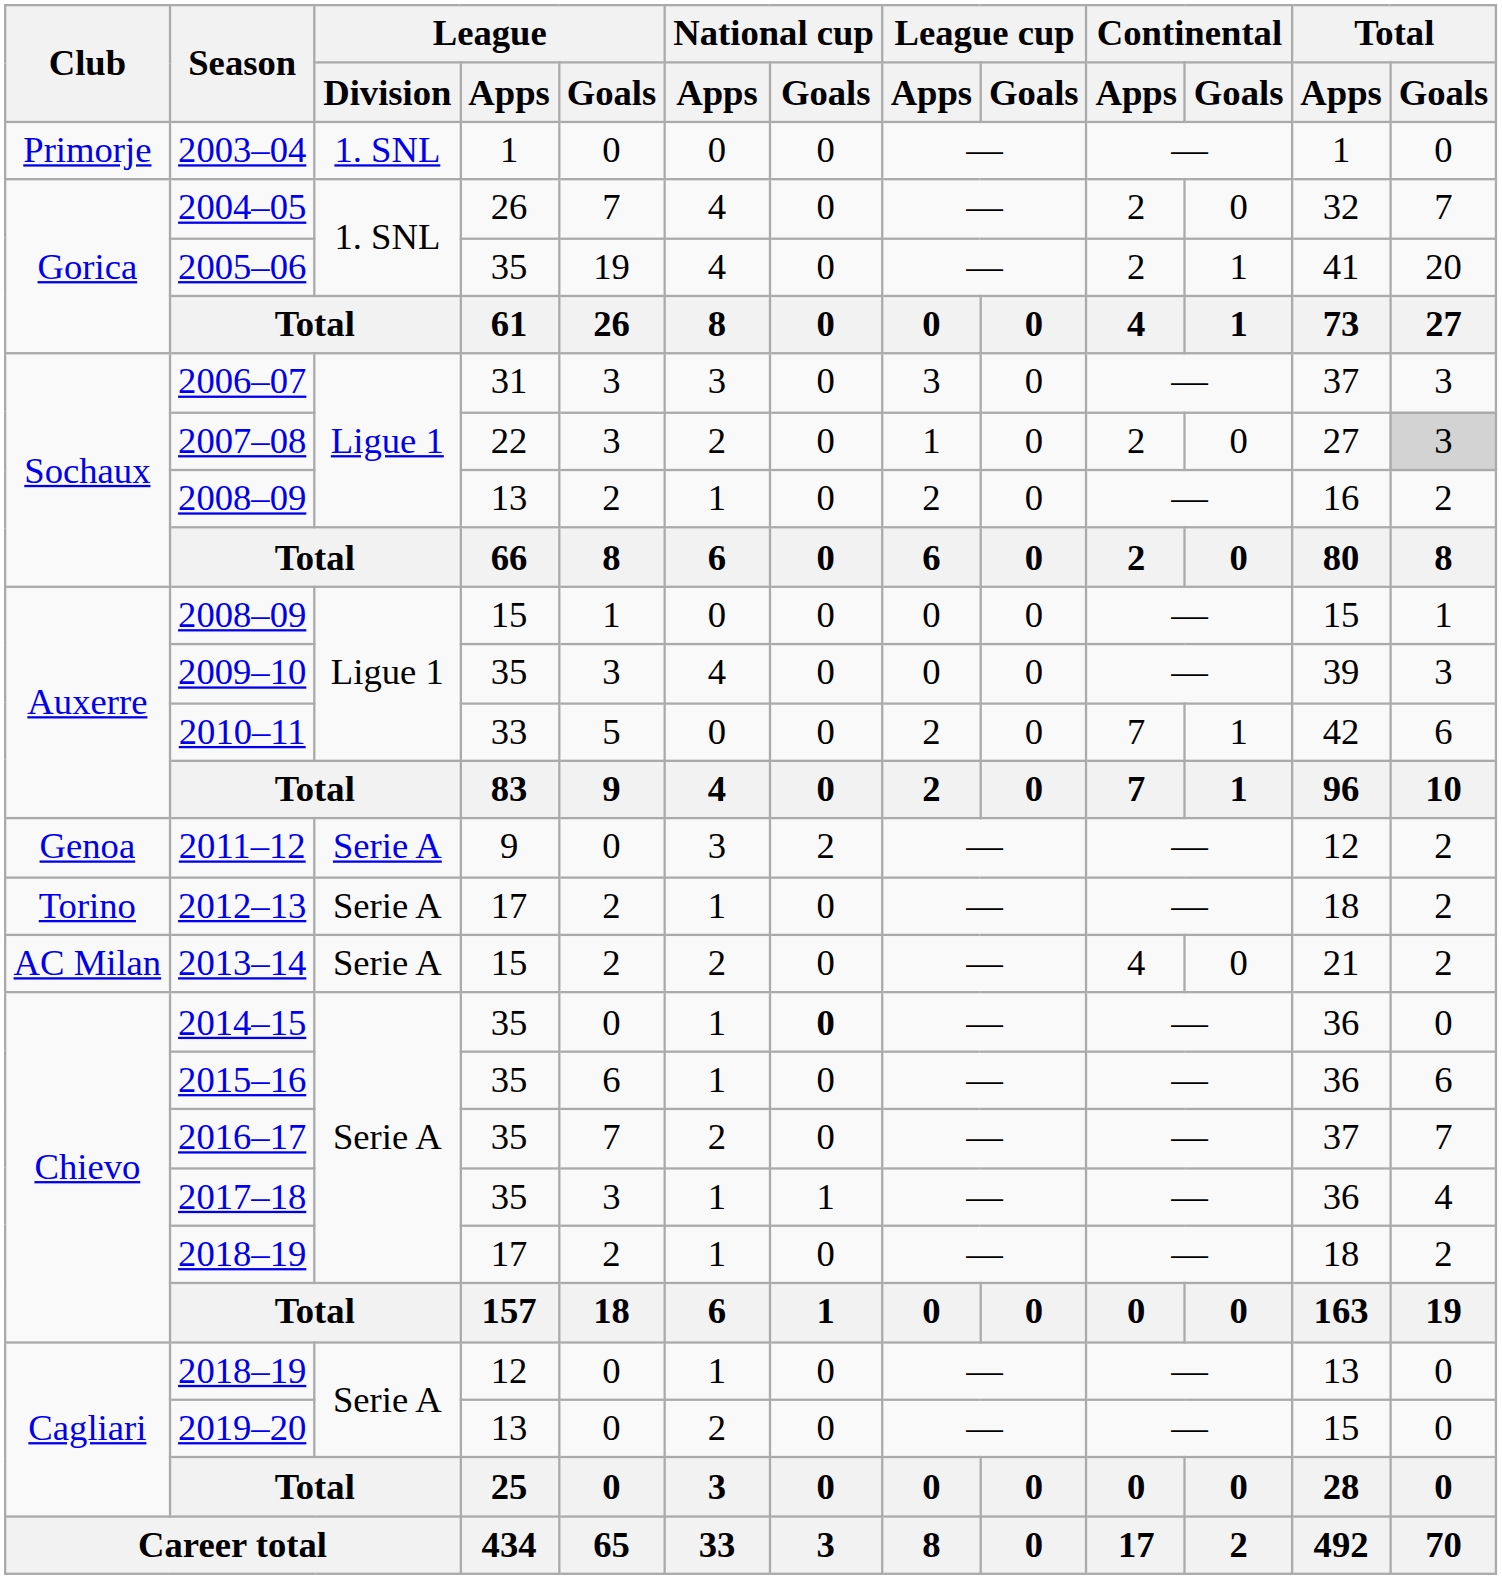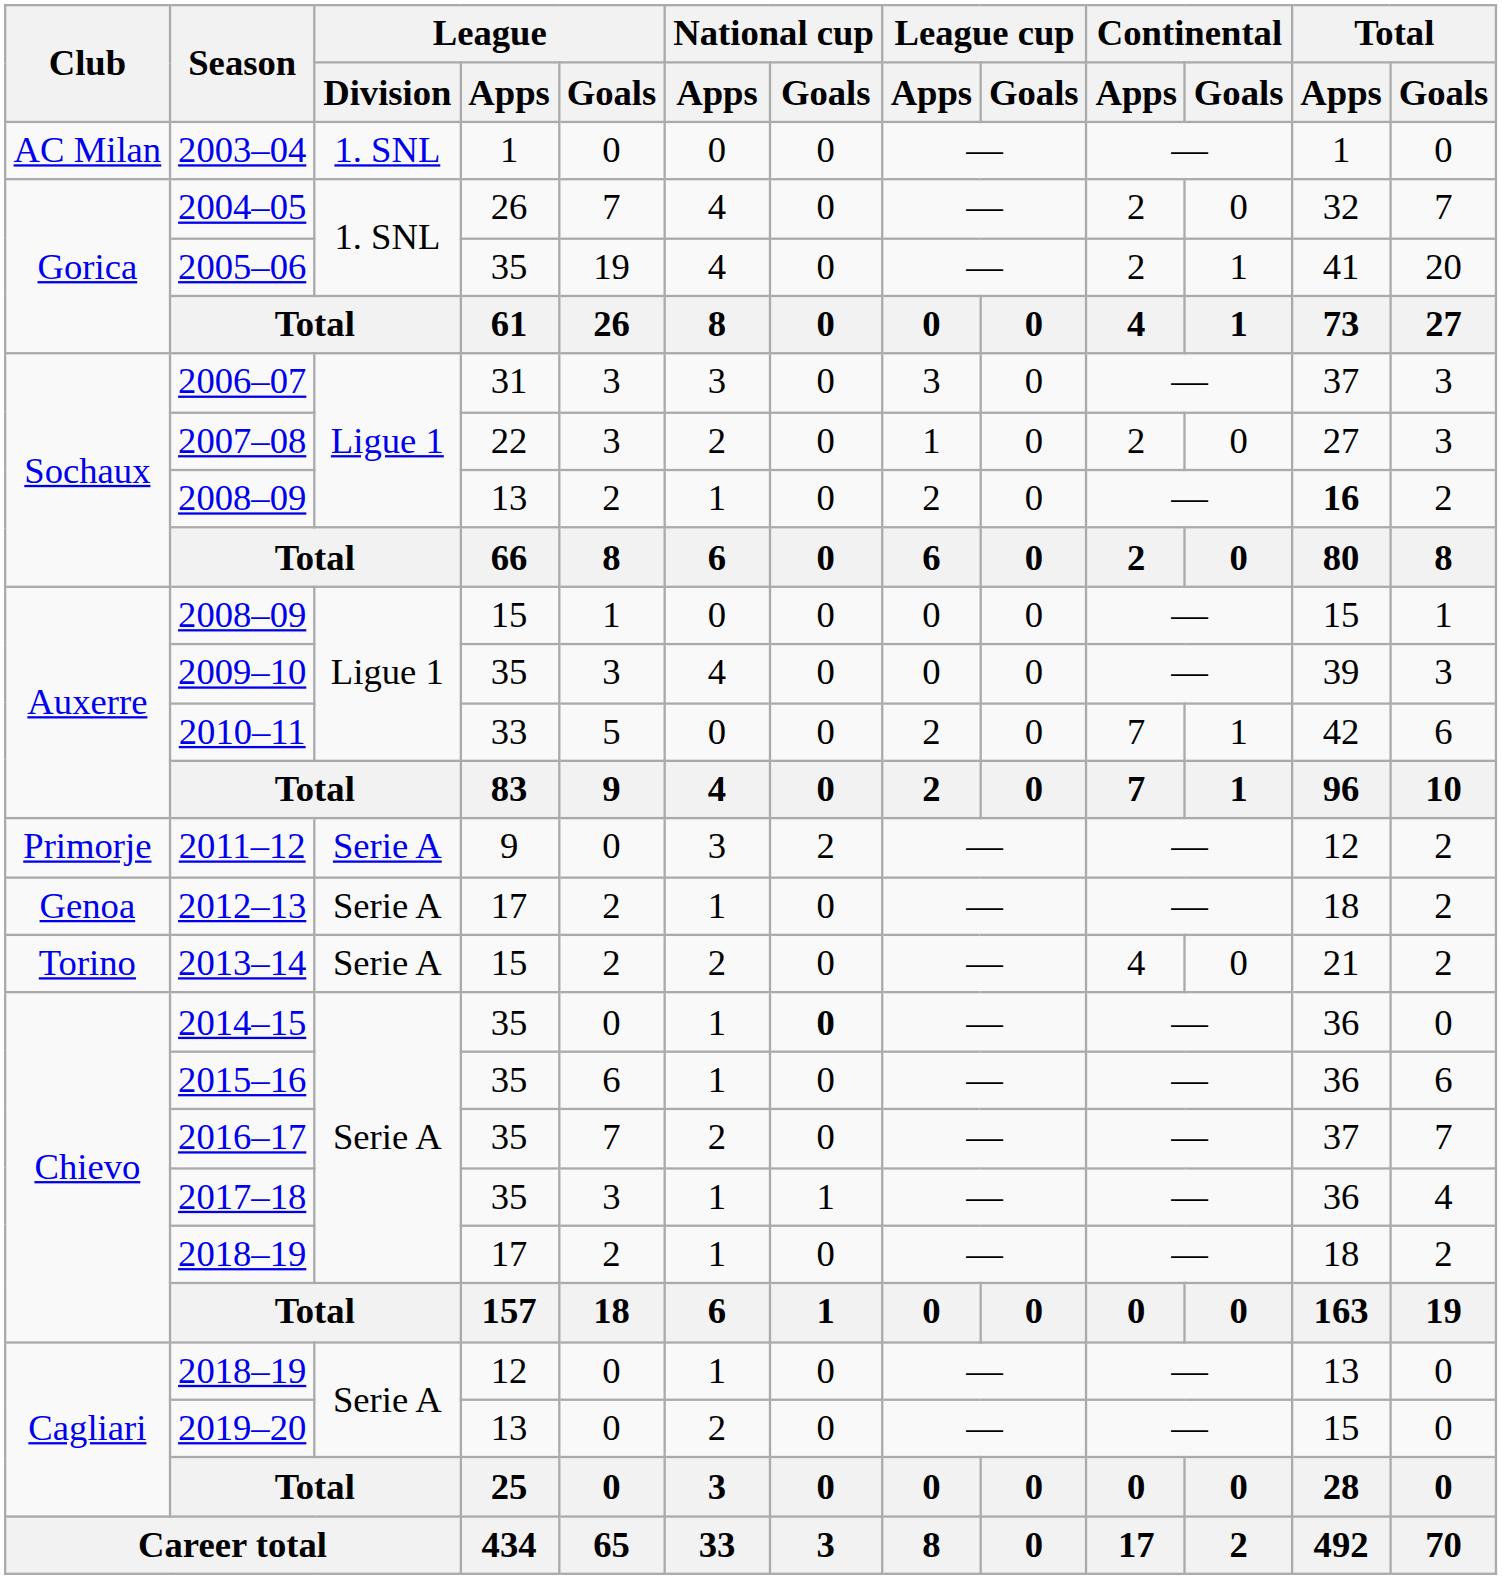(87, 149) Primorje -> (87, 149) AC Milan
(1444, 440) lightgrey background -> (1444, 440) no background
(1341, 498) normal -> (1341, 498) bold
(87, 847) Genoa -> (87, 847) Primorje
(87, 905) Torino -> (87, 905) Genoa
(87, 963) AC Milan -> (87, 963) Torino
